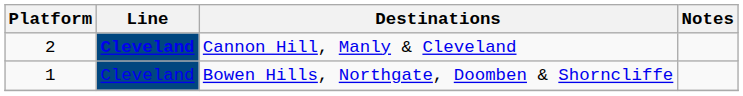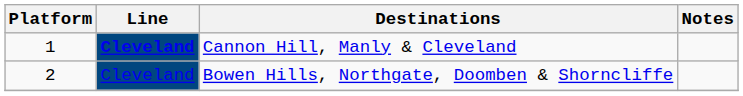(50, 47) 2 -> (50, 47) 1
(50, 76) 1 -> (50, 76) 2
